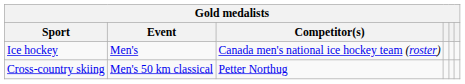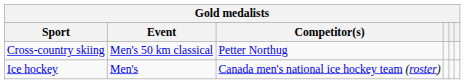rows swapped: (56, 69) <-> (33, 50)
